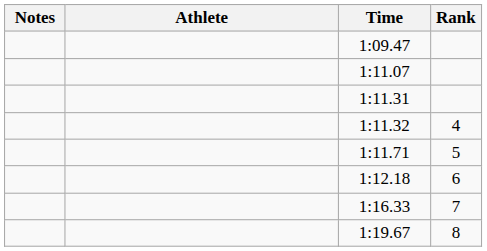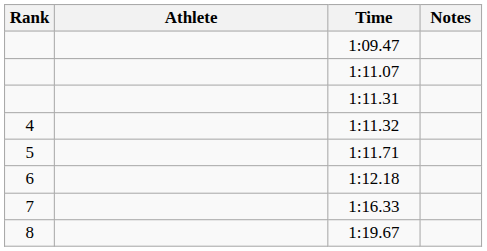columns swapped: (456, 17) <-> (35, 17)
